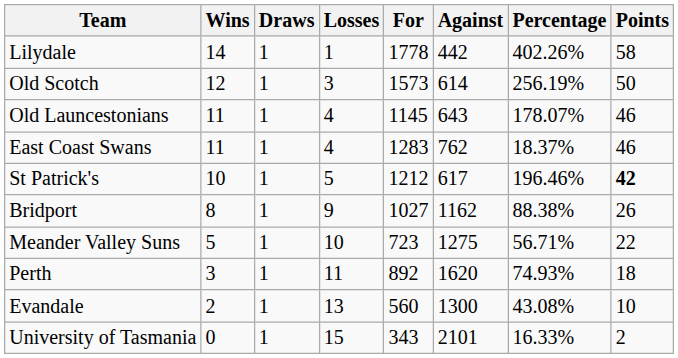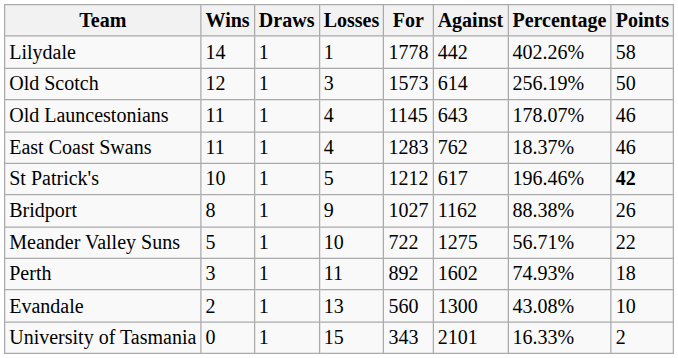(403, 242) 723 -> (403, 242) 722
(458, 274) 1620 -> (458, 274) 1602
